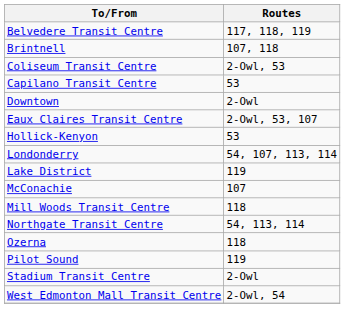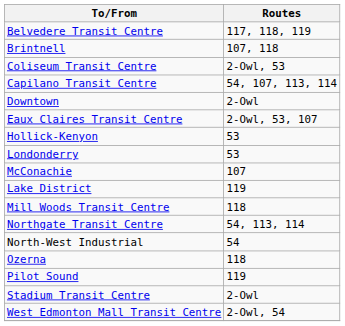(233, 84) 53 -> (282, 84) 54, 107, 113, 114
(282, 154) 54, 107, 113, 114 -> (233, 154) 53
rows swapped: (49, 171) <-> (39, 189)
+ row: (75, 242)
